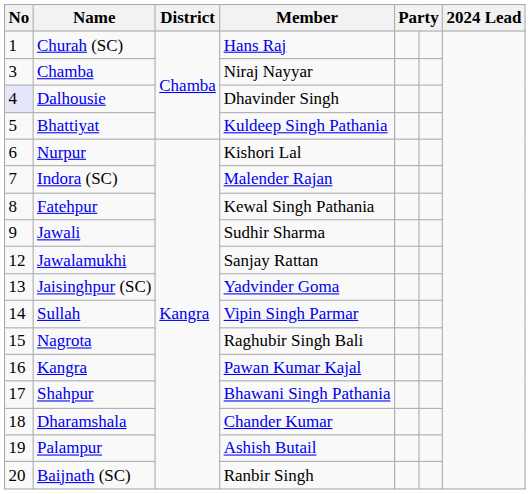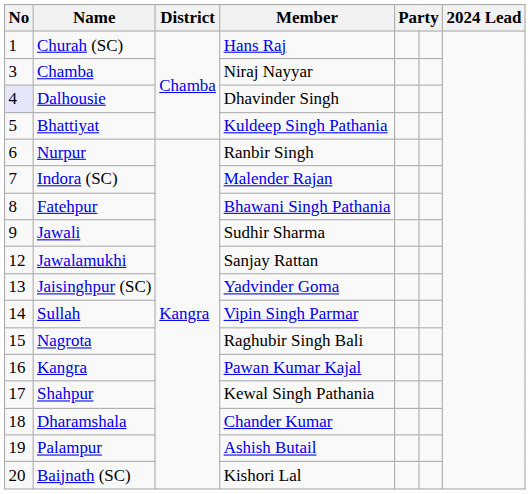(263, 152) Kishori Lal -> (269, 152) Ranbir Singh
(299, 206) Kewal Singh Pathania -> (307, 206) Bhawani Singh Pathania
(307, 394) Bhawani Singh Pathania -> (299, 394) Kewal Singh Pathania
(269, 475) Ranbir Singh -> (263, 475) Kishori Lal
